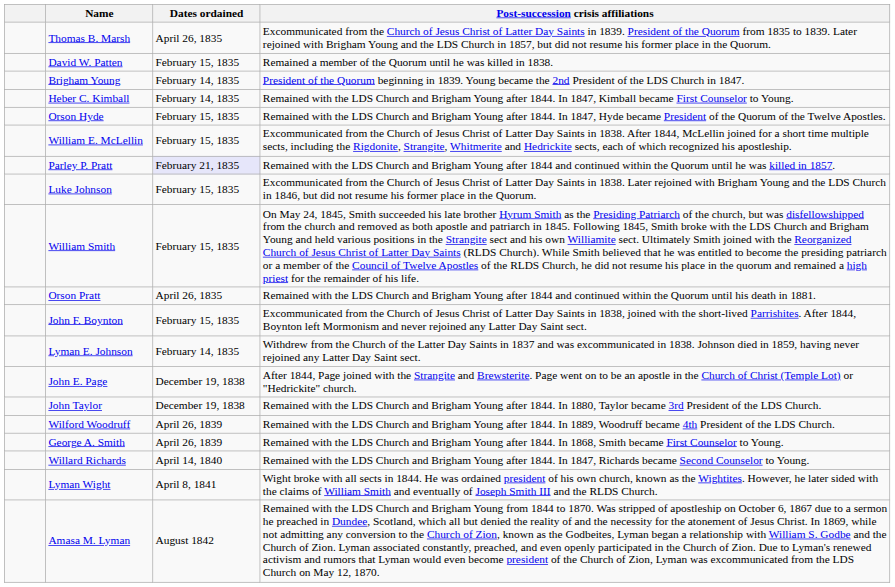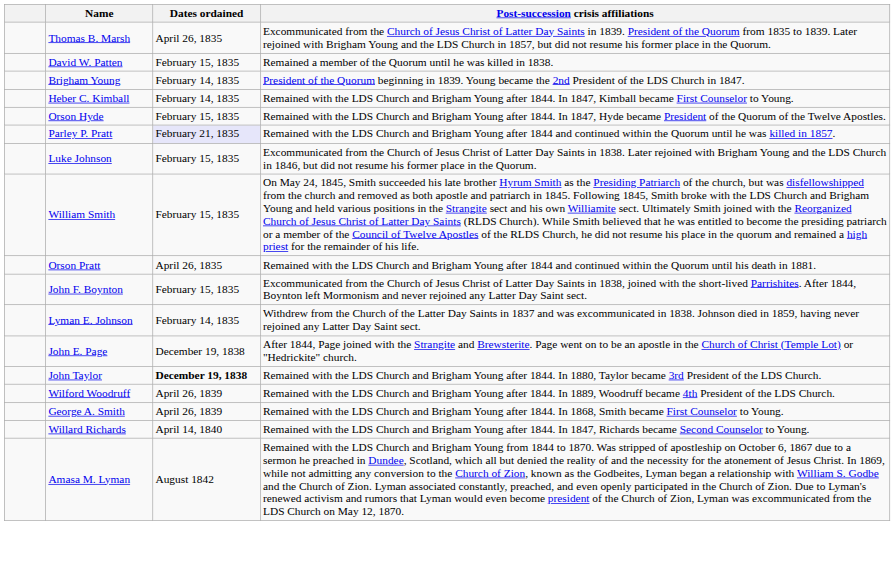- row: (96, 140)
(200, 406) normal -> (201, 375) bold
- row: (79, 484)
